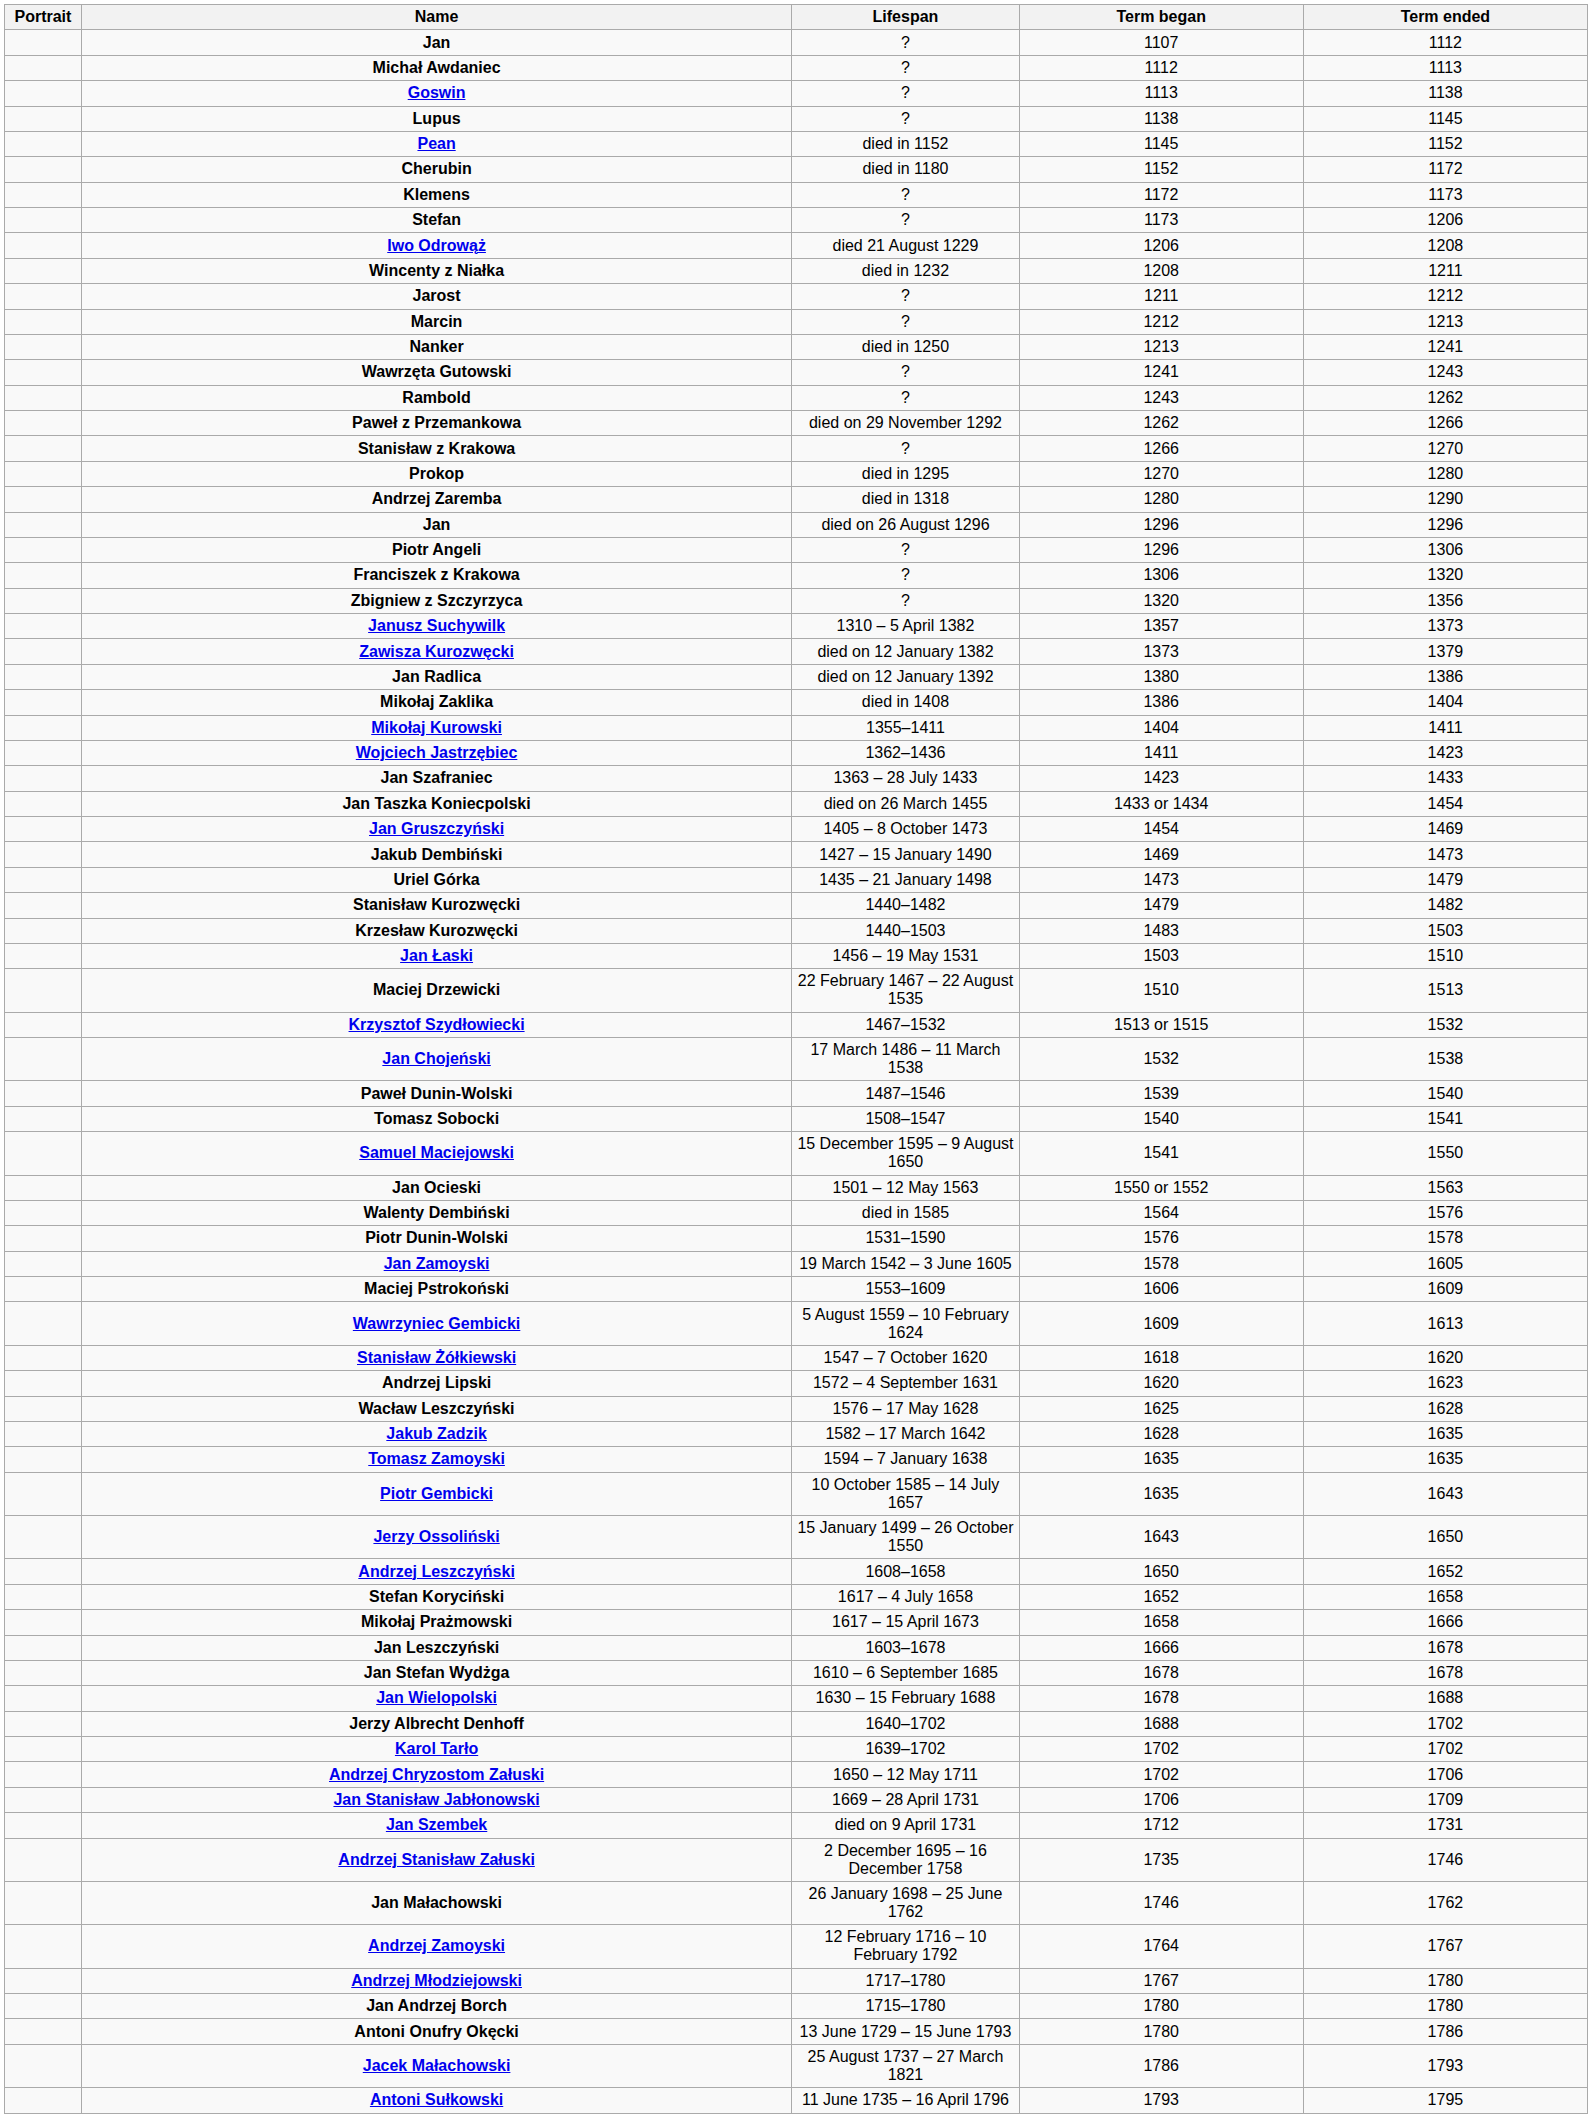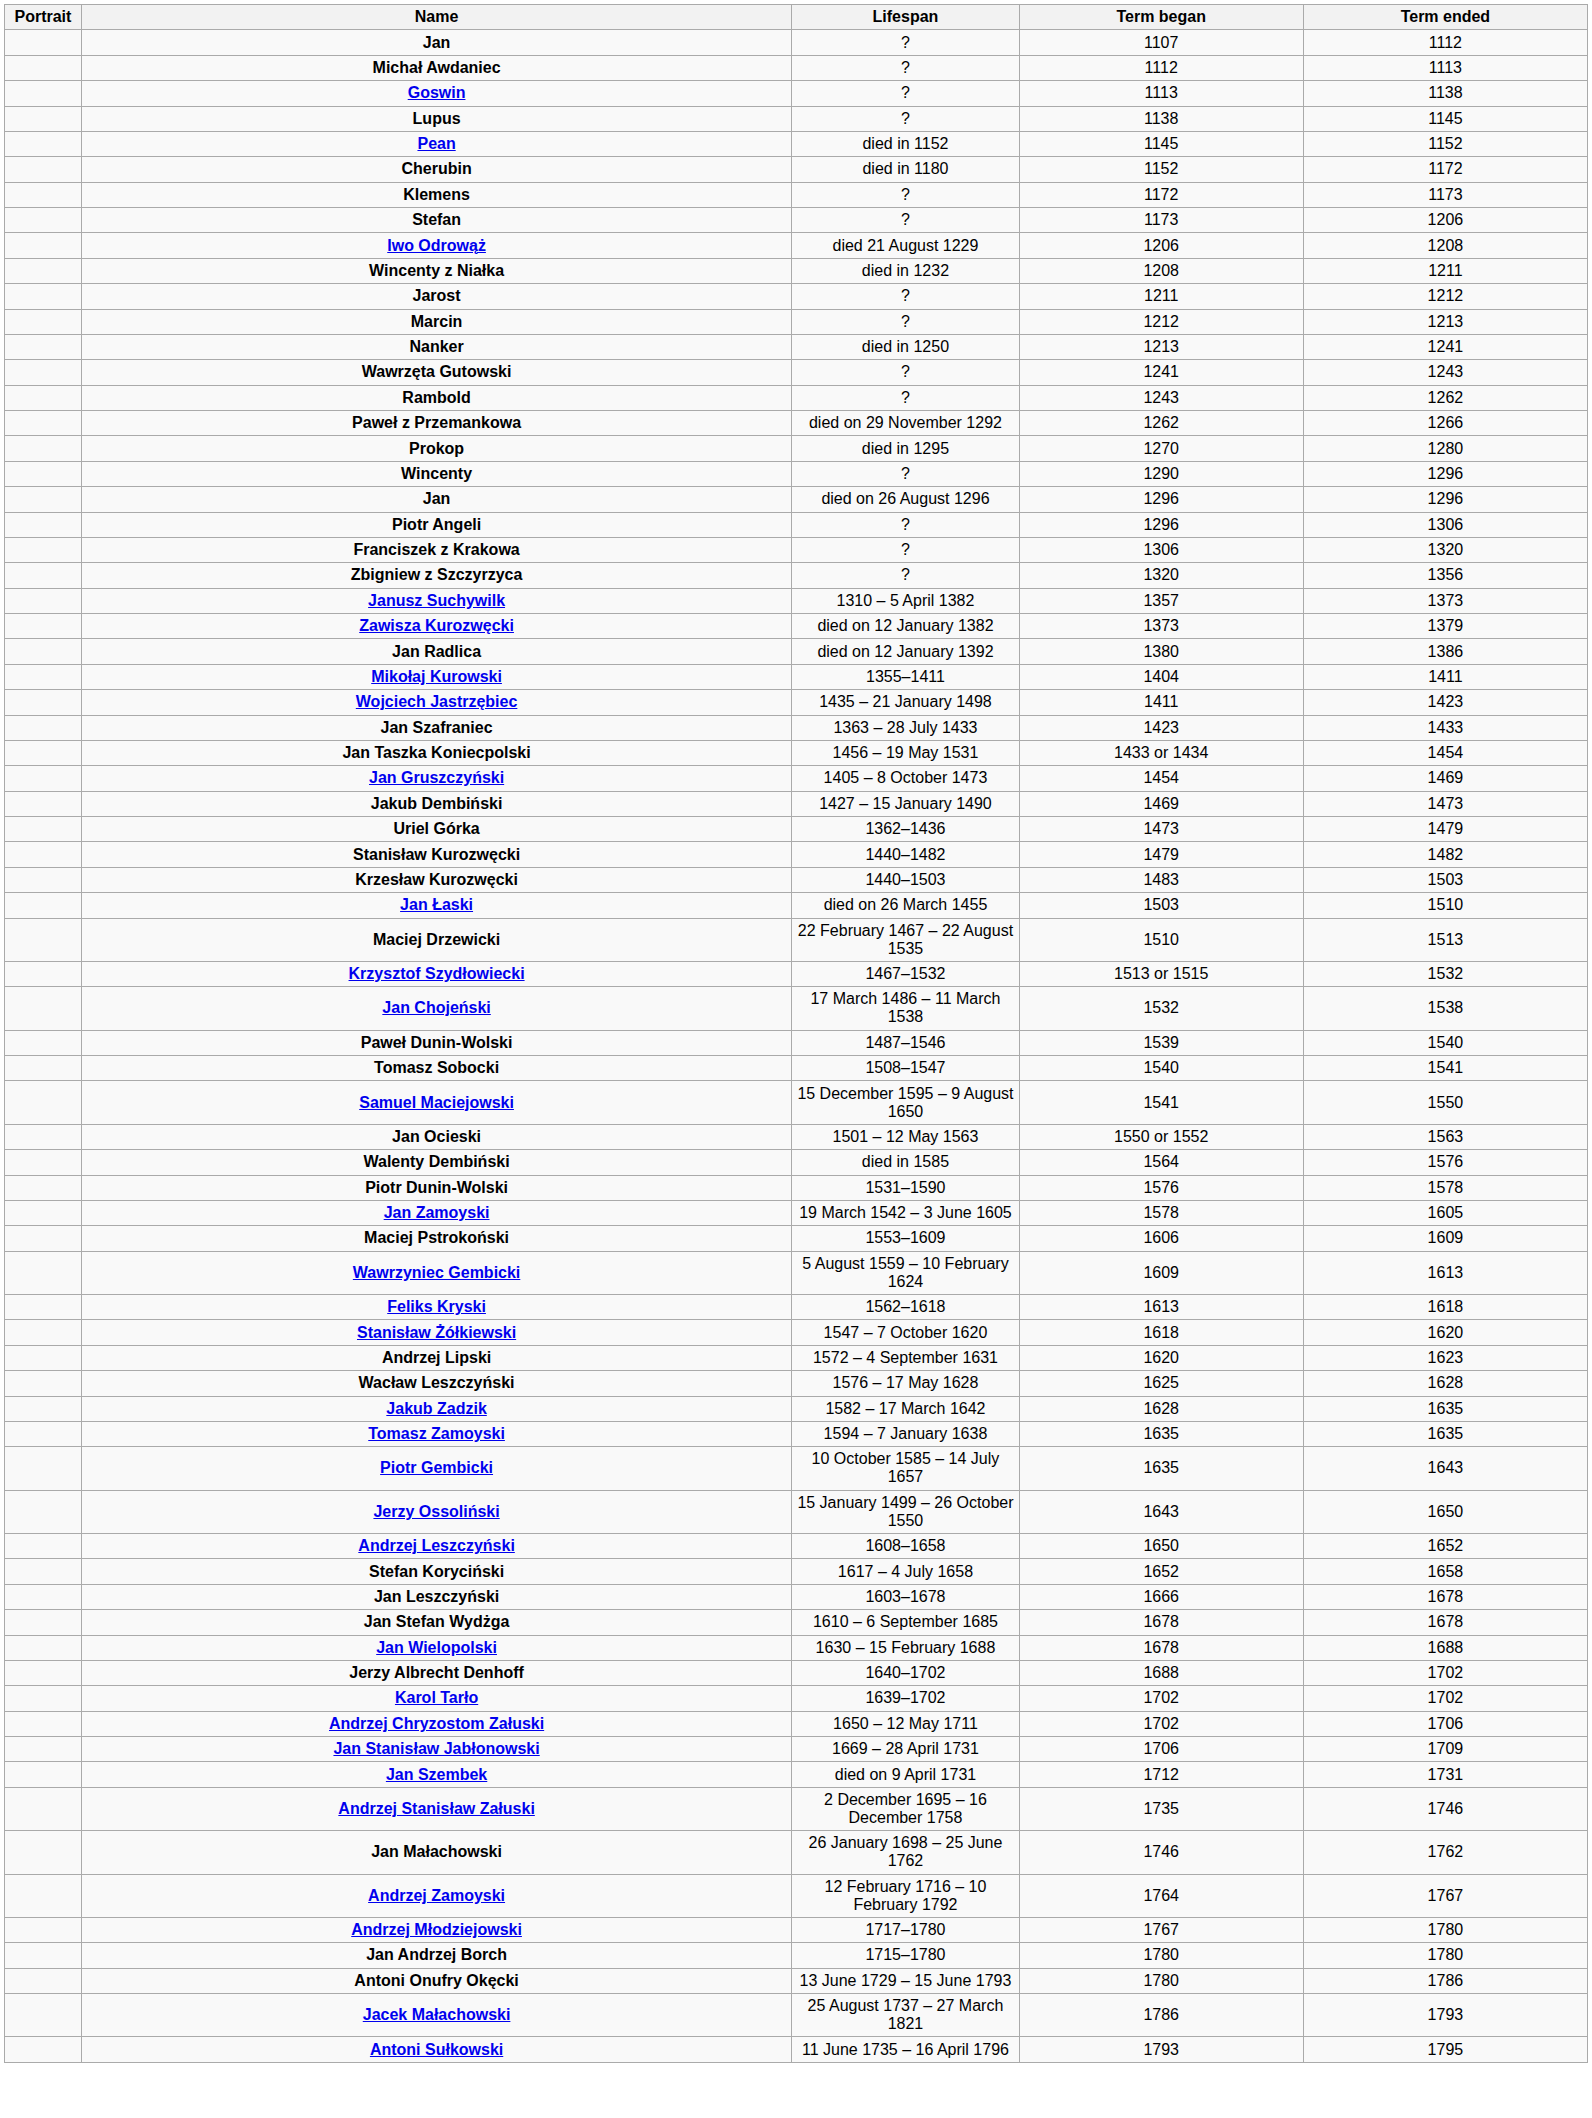- row: (437, 448)
- row: (437, 499)
+ row: (437, 473)
- row: (437, 702)
(905, 753) 1362–1436 -> (905, 702) 1435 – 21 January 1498
(905, 803) died on 26 March 1455 -> (905, 753) 1456 – 19 May 1531
(905, 879) 1435 – 21 January 1498 -> (905, 829) 1362–1436
(905, 956) 1456 – 19 May 1531 -> (905, 905) died on 26 March 1455
+ row: (437, 1307)
- row: (437, 1622)
